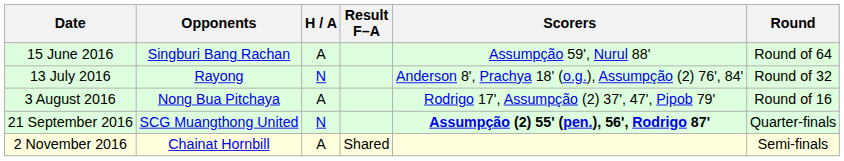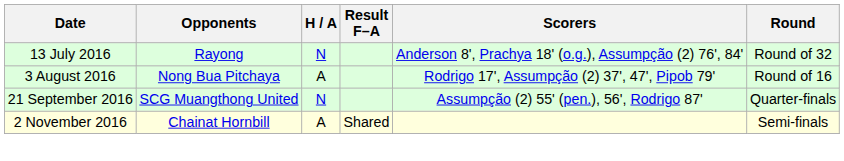- row: (70, 54)
(570, 122) bold -> (570, 99) normal
